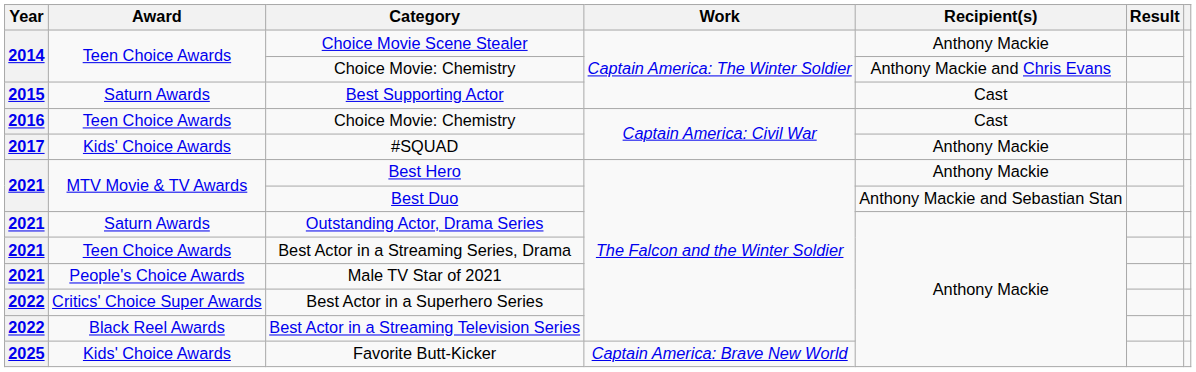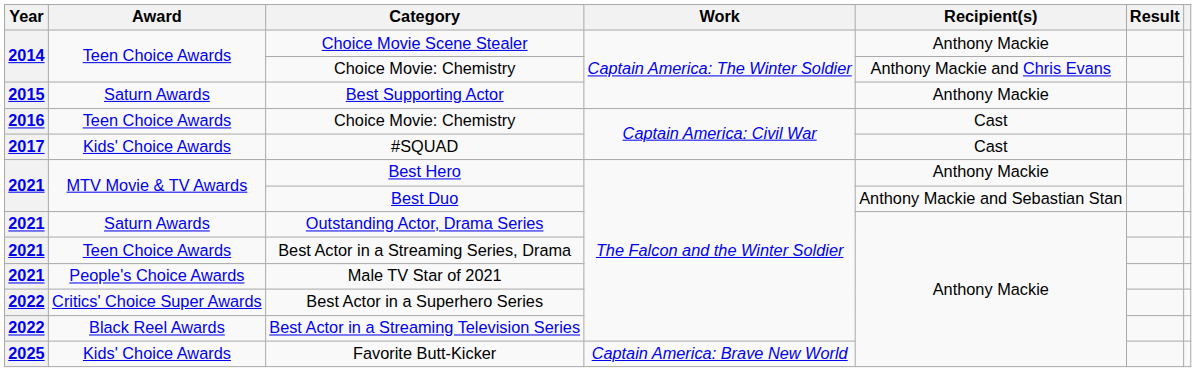(991, 95) Cast -> (991, 95) Anthony Mackie
(991, 146) Anthony Mackie -> (991, 146) Cast
